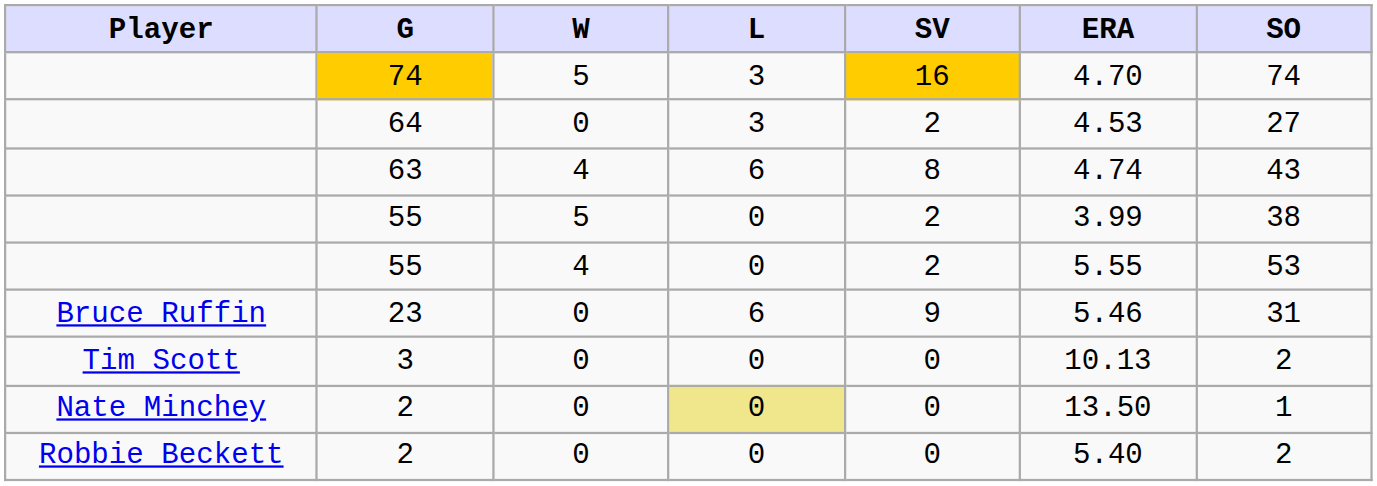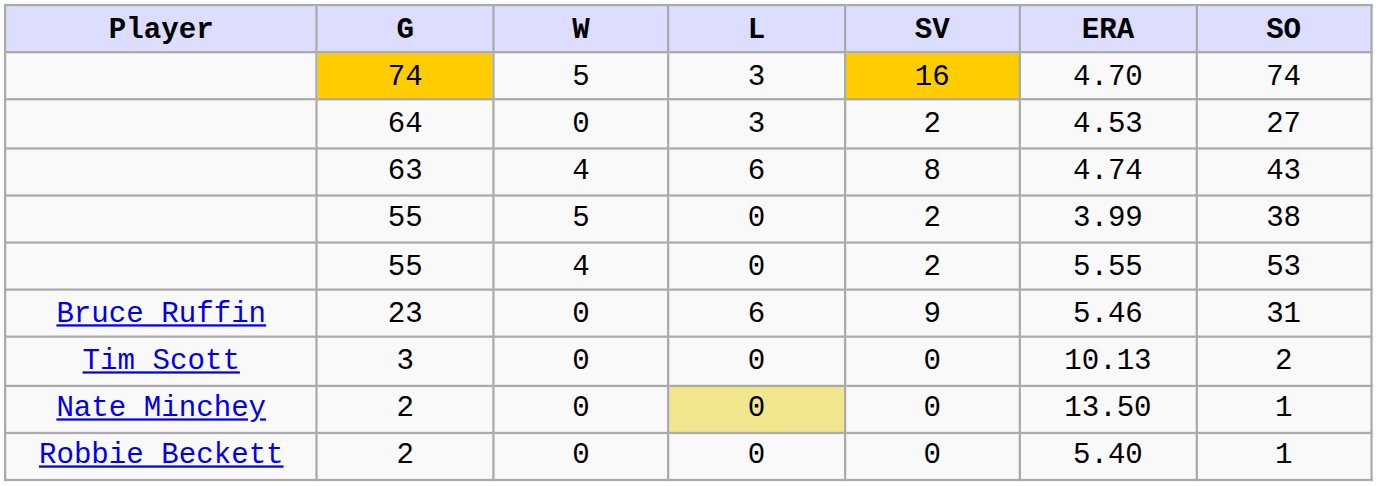(1284, 456) 2 -> (1284, 456) 1
